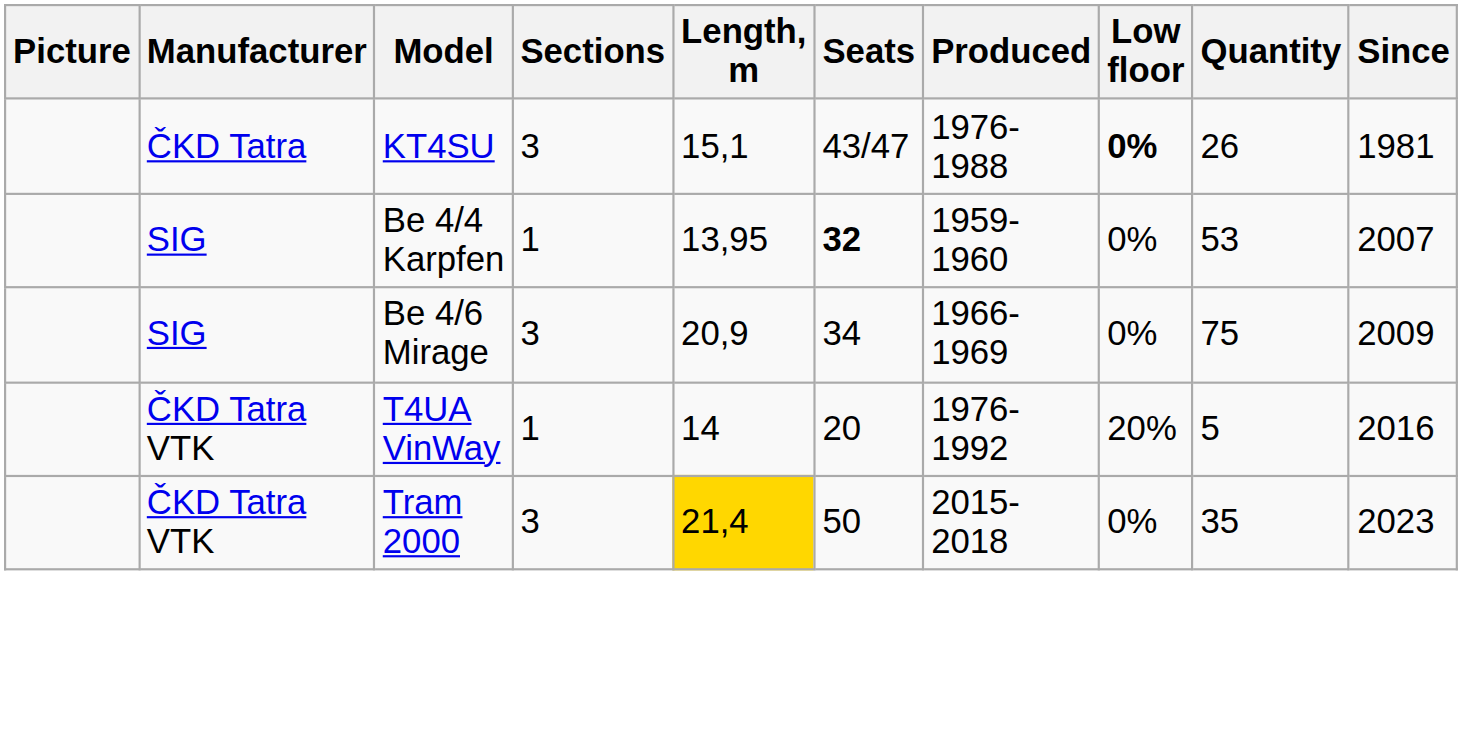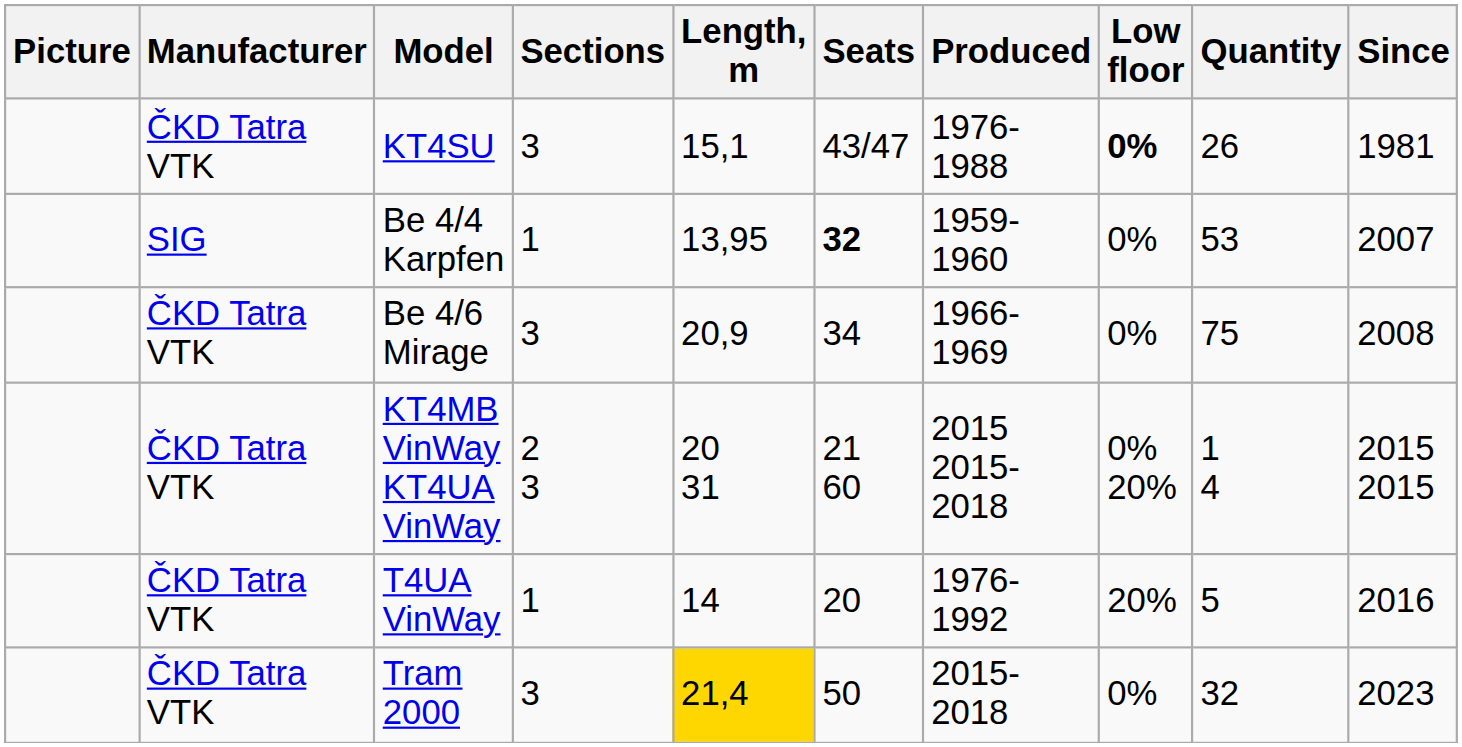(227, 145) ČKD Tatra -> (227, 145) ČKD Tatra VTK
(177, 333) SIG -> (227, 333) ČKD Tatra VTK
(1396, 333) 2009 -> (1396, 333) 2008
+ row: (442, 467)
(1220, 522) 35 -> (1220, 694) 32
